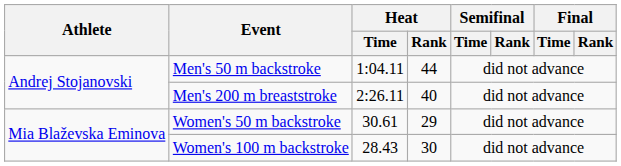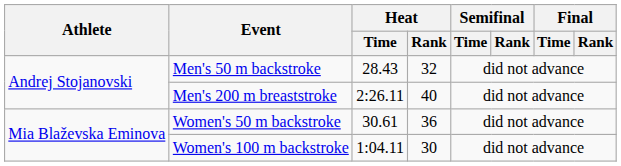(380, 69) 1:04.11 -> (380, 69) 28.43
(429, 69) 44 -> (429, 69) 32
(429, 122) 29 -> (429, 122) 36
(380, 148) 28.43 -> (380, 148) 1:04.11
